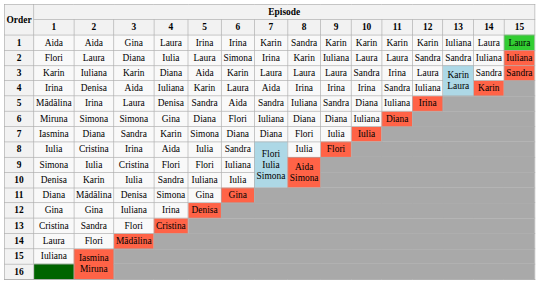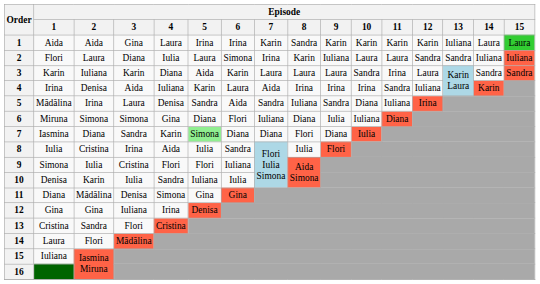(336, 118) Diana -> (336, 118) Iulia
(205, 134) no background -> (205, 134) lightgreen background
(336, 134) Iulia -> (336, 134) Diana
